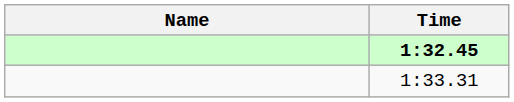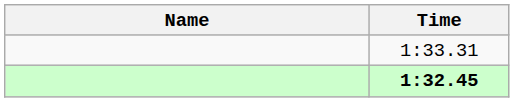rows swapped: (439, 50) <-> (439, 81)
